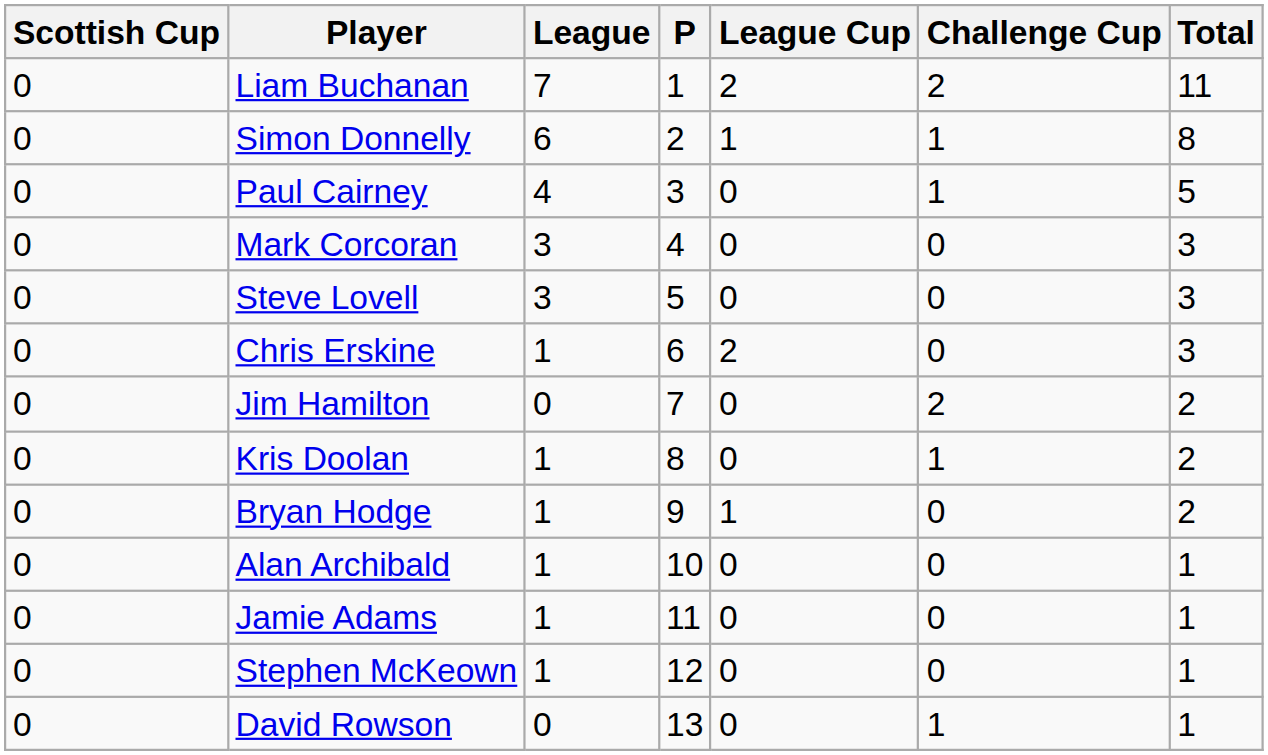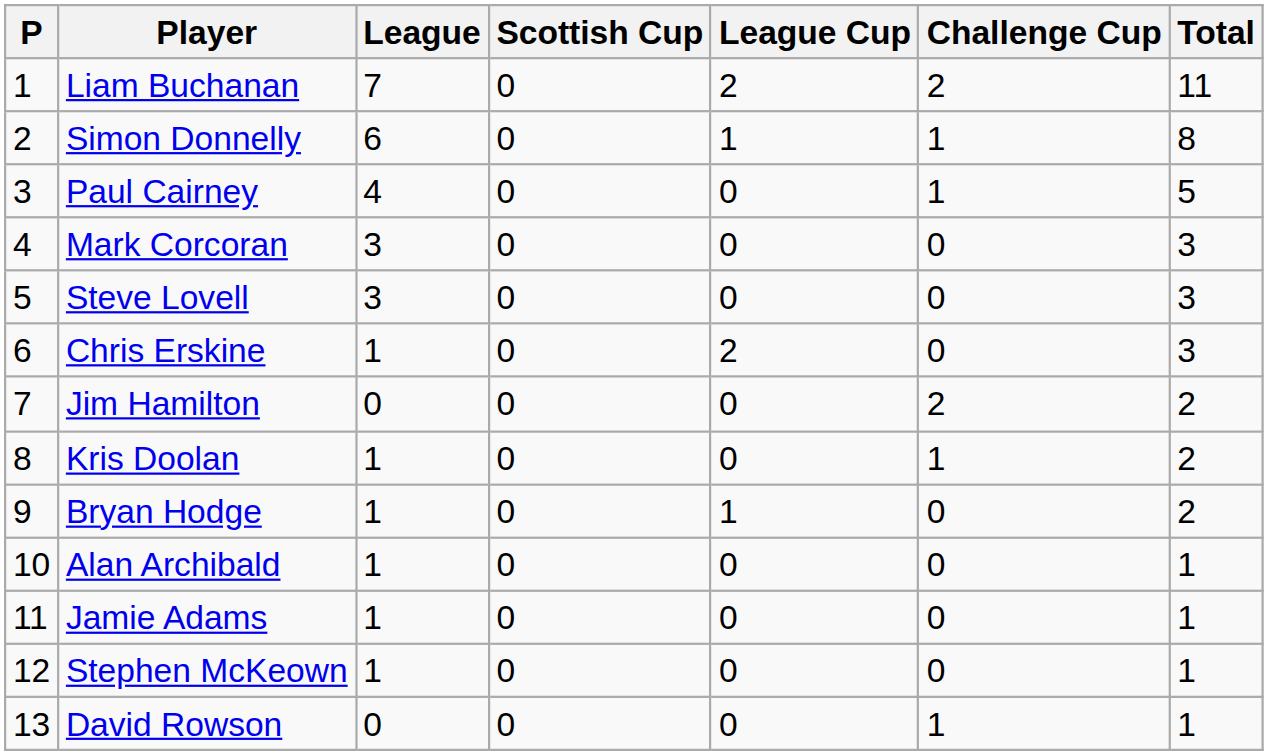columns swapped: (685, 32) <-> (116, 32)
